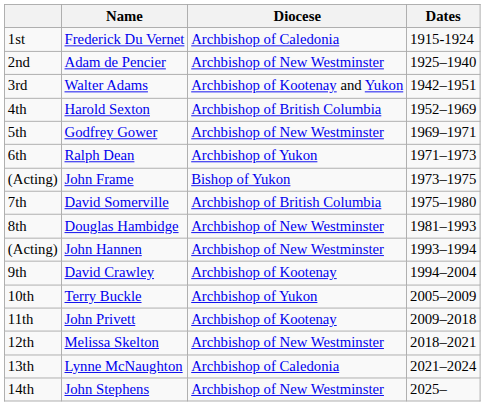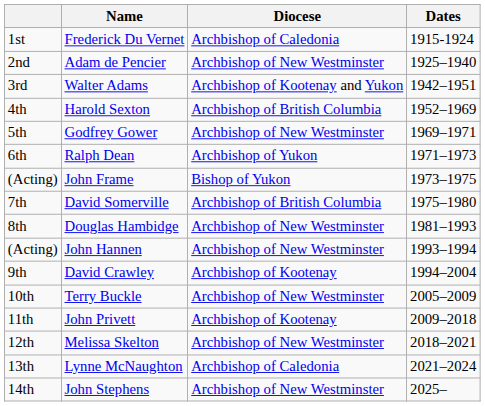(254, 296) Archbishop of Yukon -> (288, 296) Archbishop of New Westminster
